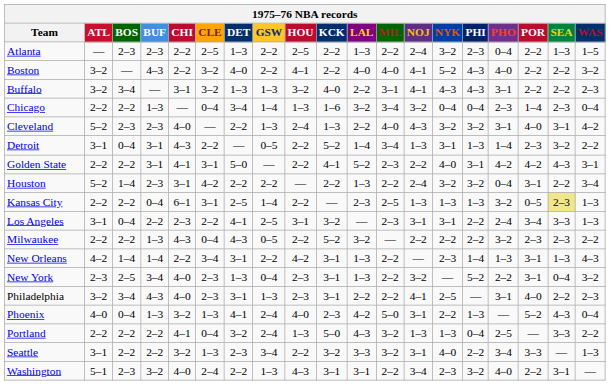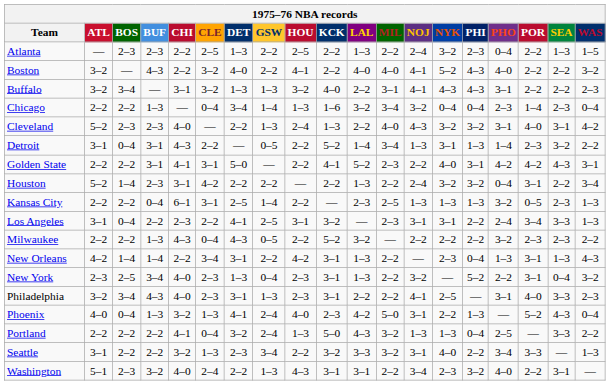(561, 202) khaki background -> (561, 202) no background
(476, 258) 1–4 -> (476, 258) 0–4
(561, 296) 2–2 -> (561, 296) 3–3
